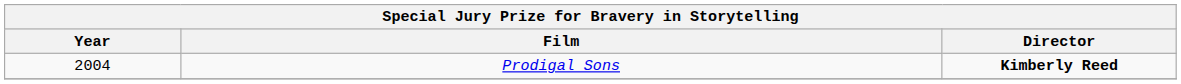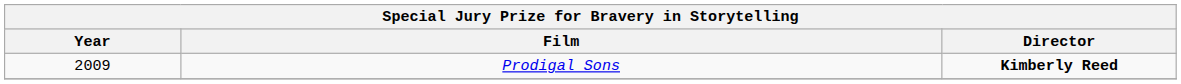(92, 66) 2004 -> (92, 66) 2009
